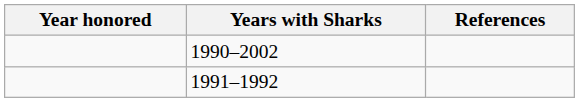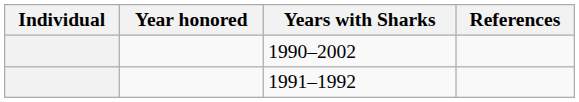+ column: (62, 19)
